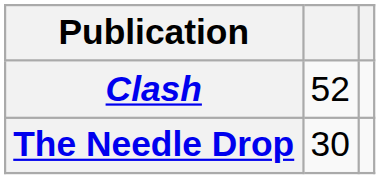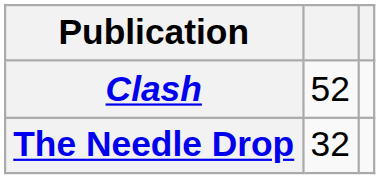(330, 144) 30 -> (330, 144) 32
